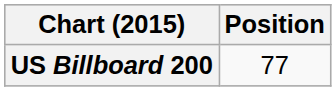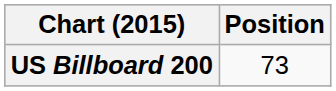(275, 65) 77 -> (275, 65) 73
